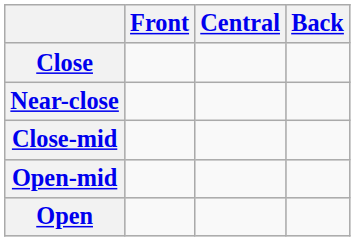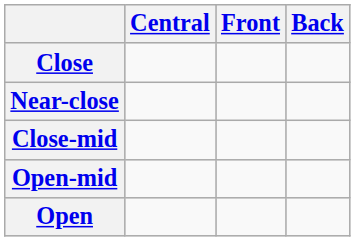columns swapped: (160, 23) <-> (240, 23)
